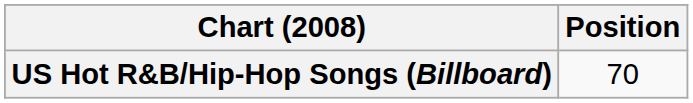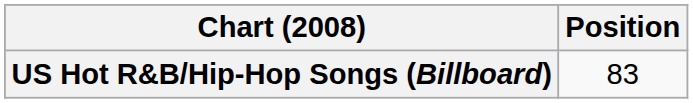(623, 73) 70 -> (623, 73) 83
